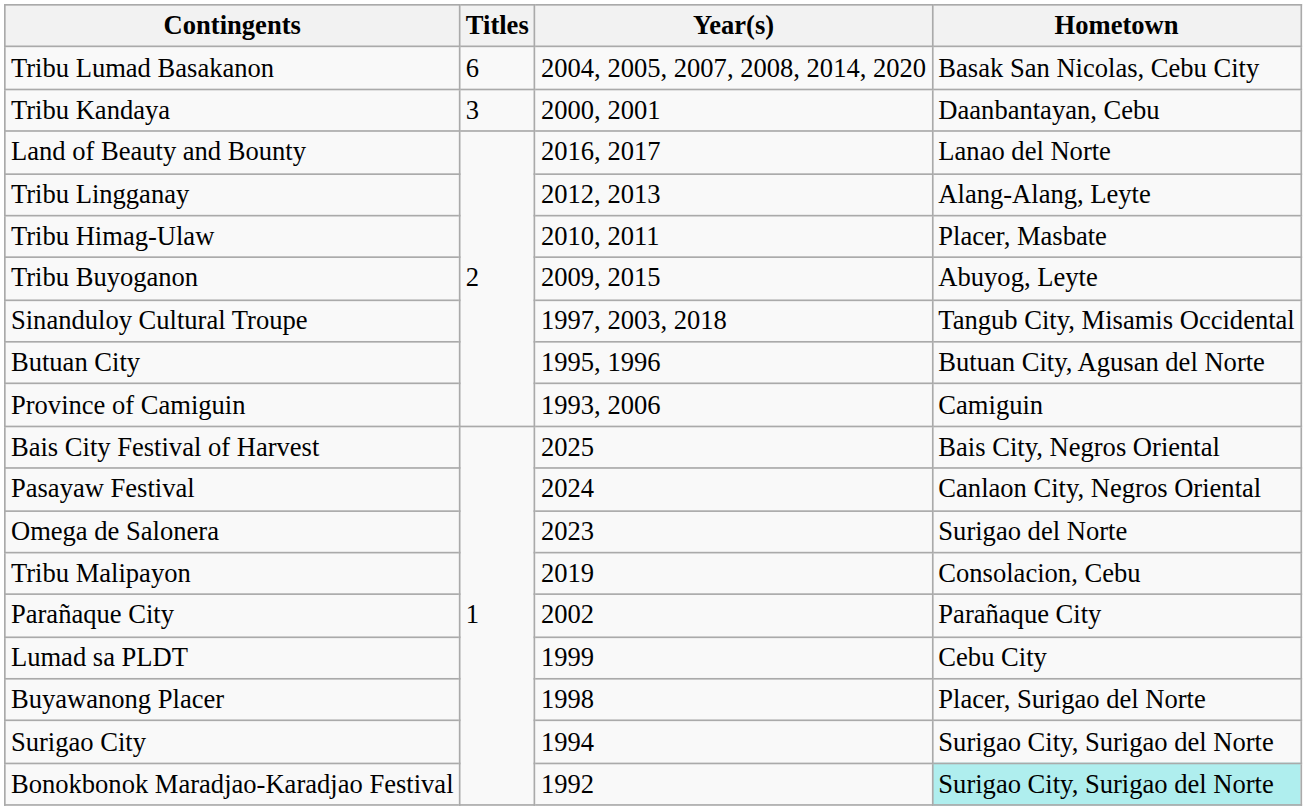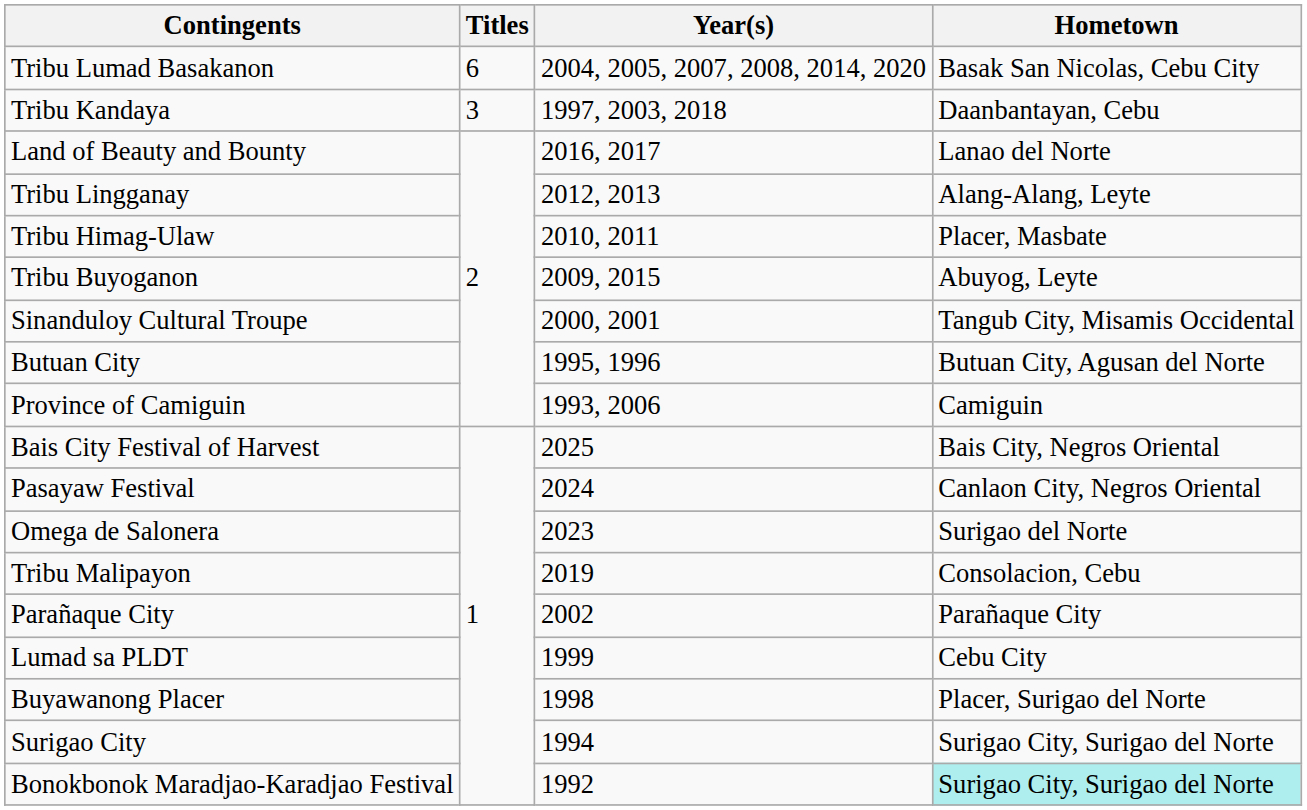(601, 109) 2000, 2001 -> (634, 109) 1997, 2003, 2018
(634, 320) 1997, 2003, 2018 -> (601, 320) 2000, 2001
